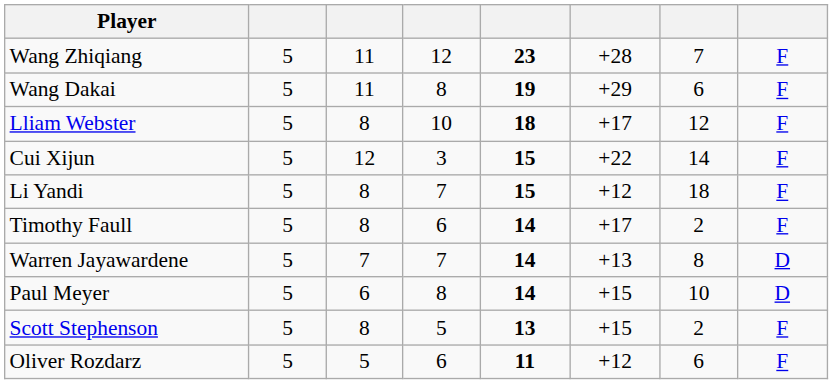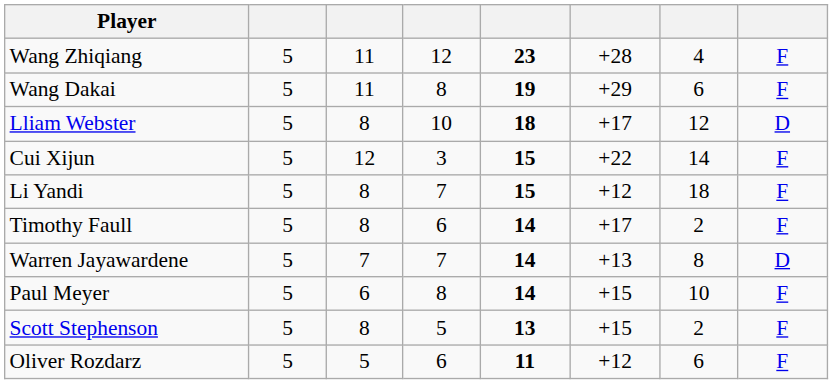(699, 55) 7 -> (699, 55) 4
(782, 123) F -> (782, 123) D
(782, 293) D -> (782, 293) F
